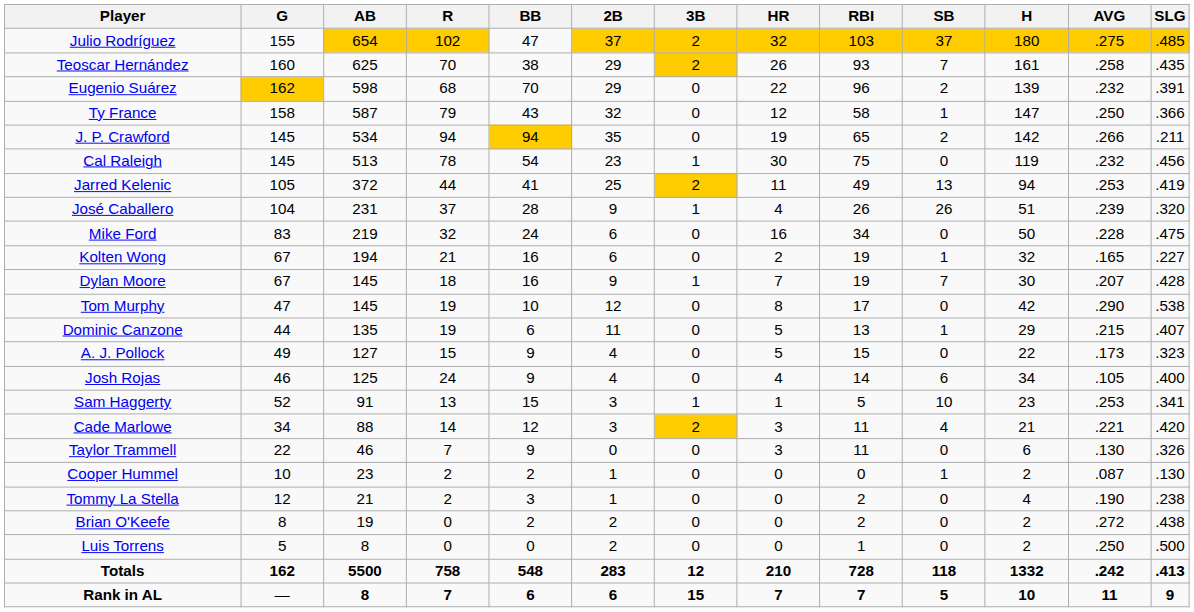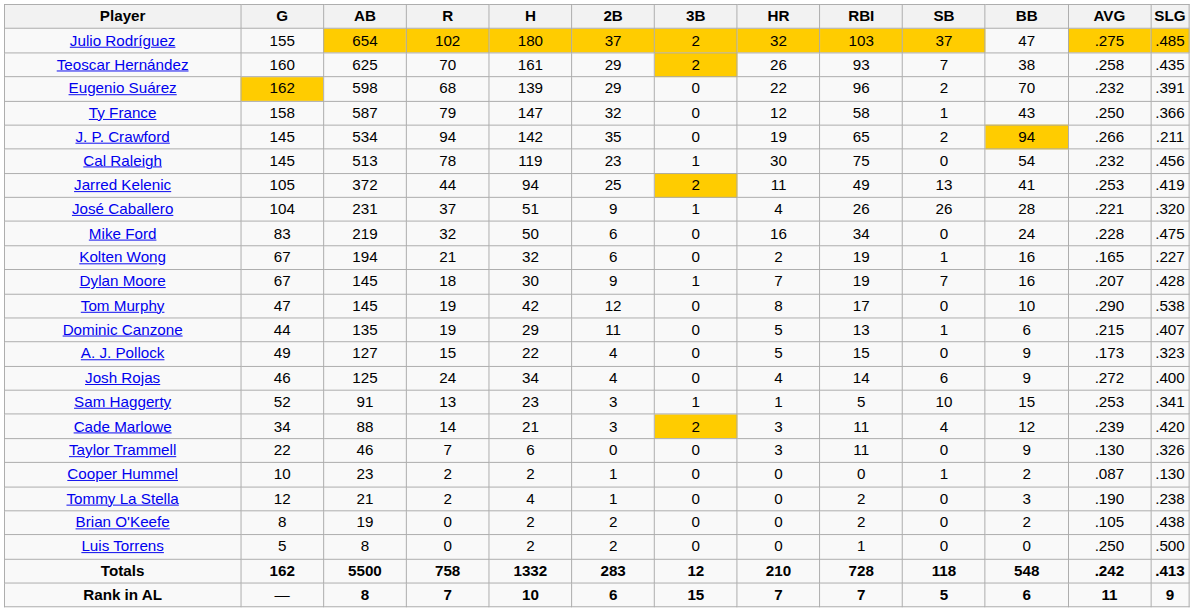columns swapped: (1027, 16) <-> (530, 16)
(1109, 209) .239 -> (1109, 209) .221
(1109, 378) .105 -> (1109, 378) .272
(1109, 426) .221 -> (1109, 426) .239
(1109, 522) .272 -> (1109, 522) .105
